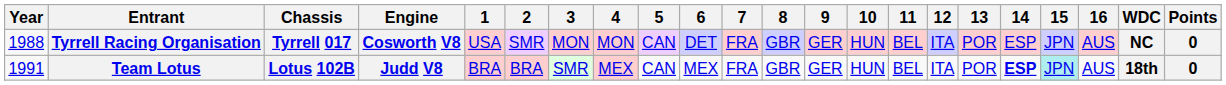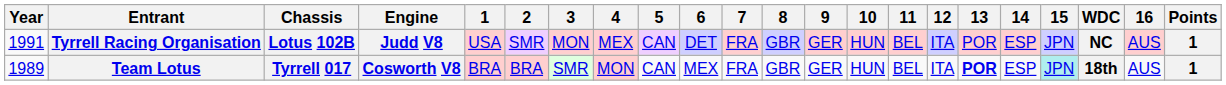columns swapped: (1098, 17) <-> (1142, 17)
(26, 42) 1988 -> (26, 42) 1991
(312, 42) Tyrrell 017 -> (312, 42) Lotus 102B
(412, 42) Cosworth V8 -> (412, 42) Judd V8
(616, 42) MON -> (616, 42) MEX
(1193, 42) 0 -> (1193, 42) 1
(26, 67) 1991 -> (26, 67) 1989
(312, 67) Lotus 102B -> (312, 67) Tyrrell 017
(412, 67) Judd V8 -> (412, 67) Cosworth V8
(616, 67) MEX -> (616, 67) MON
(979, 67) normal -> (979, 67) bold
(1020, 67) bold -> (1020, 67) normal
(1193, 67) 0 -> (1193, 67) 1
